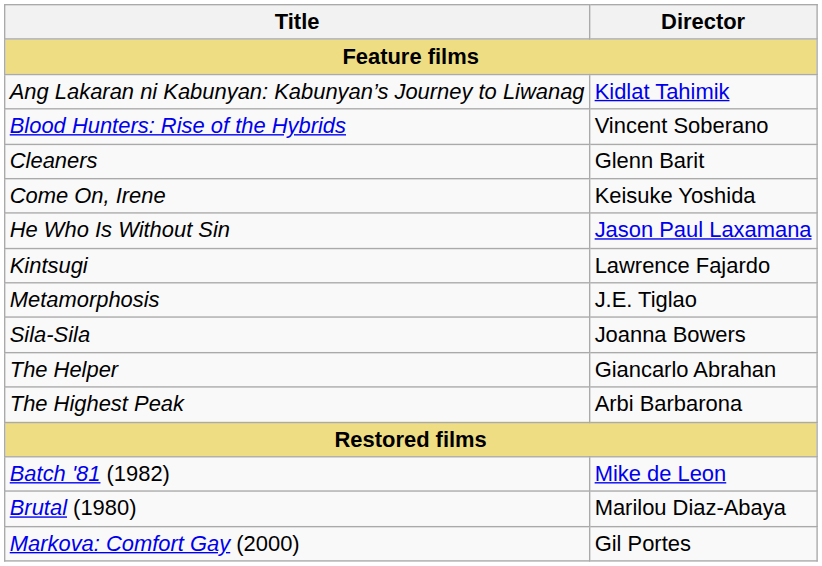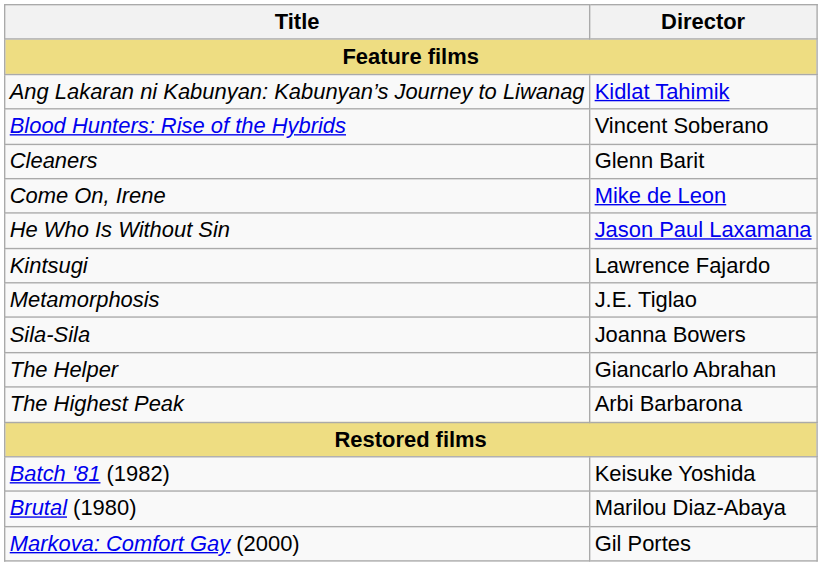(675, 195) Keisuke Yoshida -> (660, 195) Mike de Leon
(660, 473) Mike de Leon -> (675, 473) Keisuke Yoshida
